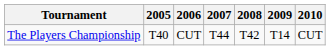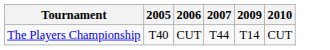- column: (250, 14)
